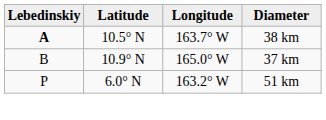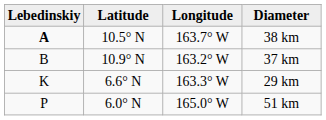(202, 59) 165.0° W -> (202, 59) 163.2° W
+ row: (281, 81)
(202, 81) 163.2° W -> (202, 103) 165.0° W
